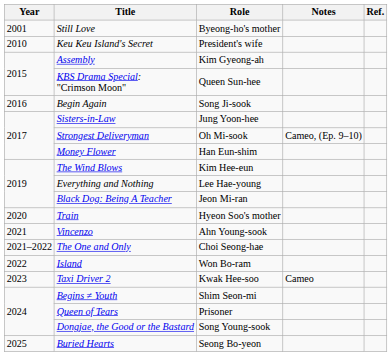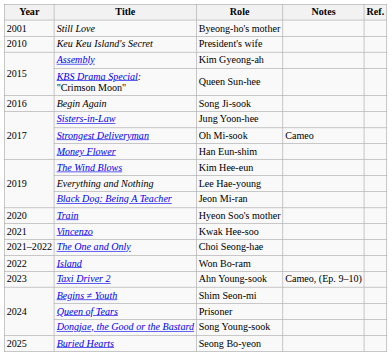(324, 135) Cameo, (Ep. 9–10) -> (299, 135) Cameo
(233, 231) Ahn Young-sook -> (229, 231) Kwak Hee-soo
(229, 279) Kwak Hee-soo -> (233, 279) Ahn Young-sook
(299, 279) Cameo -> (324, 279) Cameo, (Ep. 9–10)
